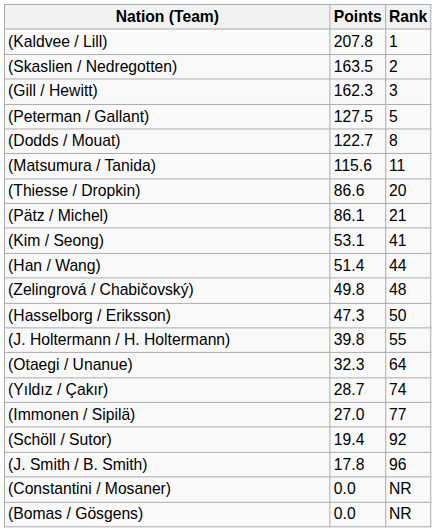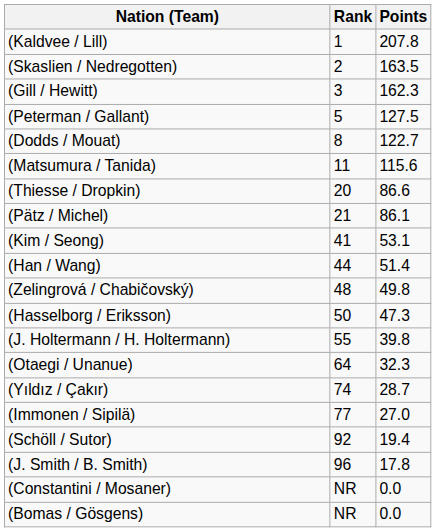columns swapped: (408, 16) <-> (358, 16)
